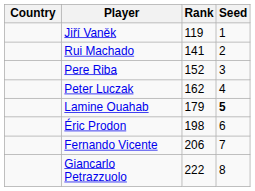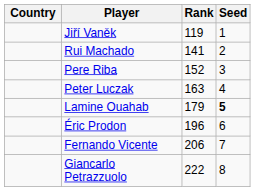(194, 88) 162 -> (194, 88) 163
(194, 126) 198 -> (194, 126) 196
